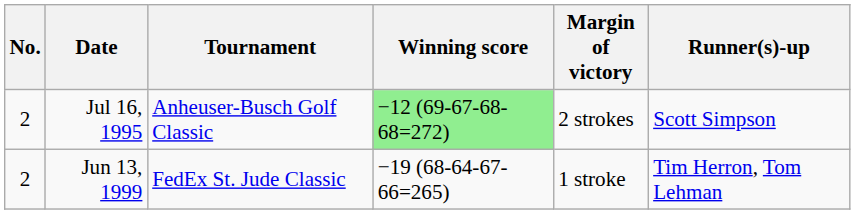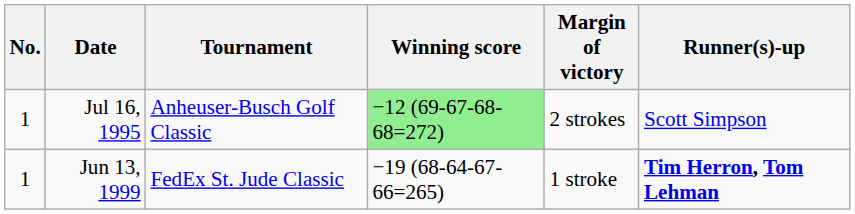(25, 119) 2 -> (25, 119) 1
(25, 179) 2 -> (25, 179) 1
(727, 179) normal -> (724, 179) bold
